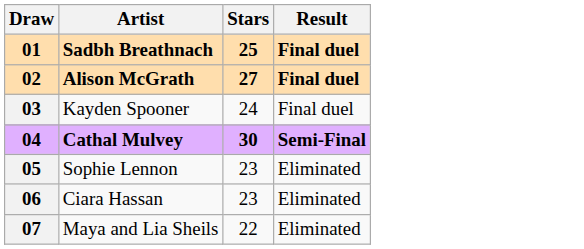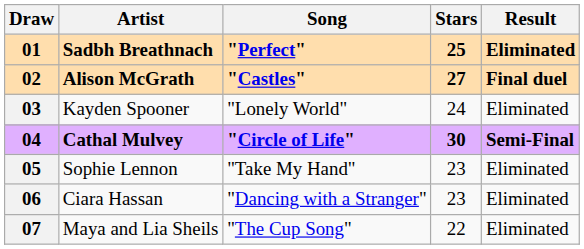+ column: (327, 19)
(318, 49) Final duel -> (531, 49) Eliminated
(316, 109) Final duel -> (527, 109) Eliminated
